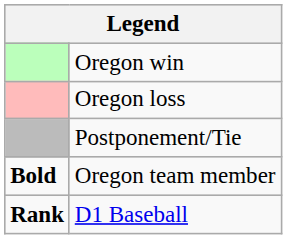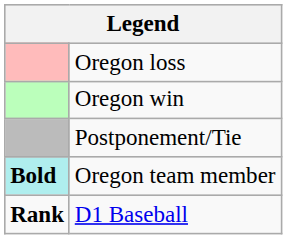rows swapped: (129, 61) <-> (130, 99)
(33, 175) no background -> (33, 175) paleturquoise background
